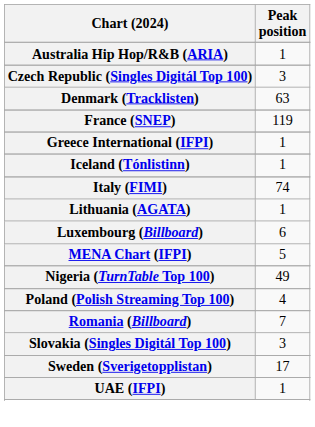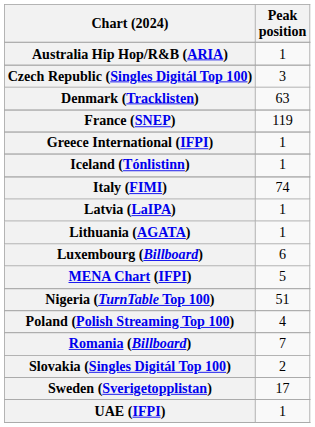+ row: (130, 210)
(283, 277) 49 -> (283, 299) 51
(283, 344) 3 -> (283, 366) 2
